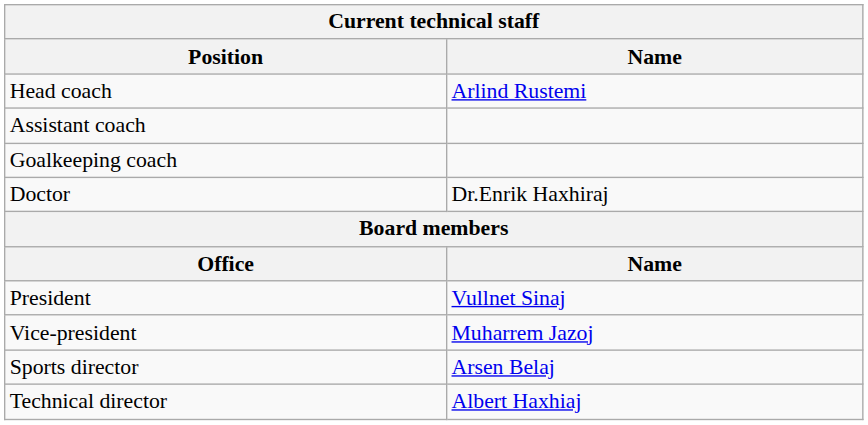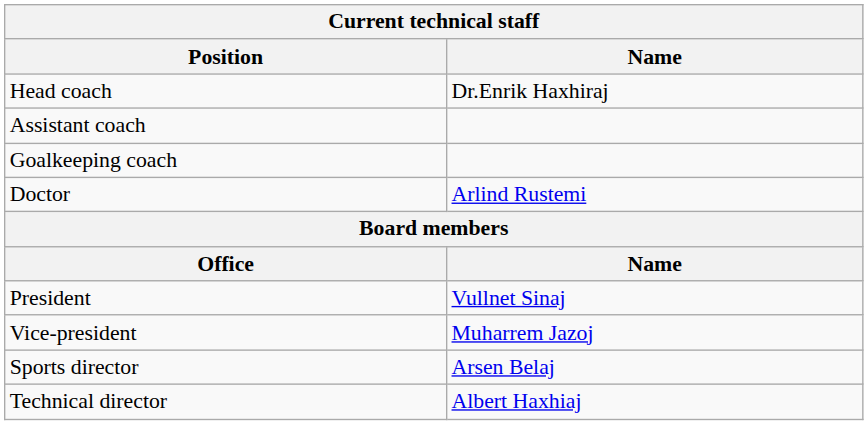(519, 90) Arlind Rustemi -> (530, 90) Dr.Enrik Haxhiraj
(530, 194) Dr.Enrik Haxhiraj -> (519, 194) Arlind Rustemi
